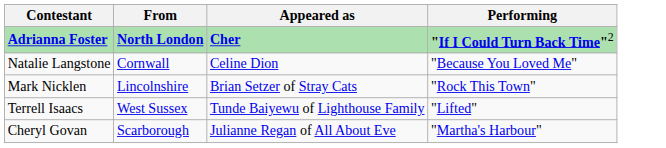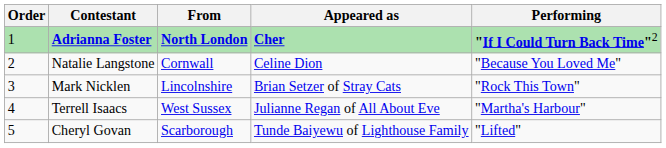+ column: (26, 15)
(317, 108) Tunde Baiyewu of Lighthouse Family -> (347, 108) Julianne Regan of All About Eve
(454, 108) "Lifted" -> (530, 108) "Martha's Harbour"
(303, 131) Julianne Regan of All About Eve -> (361, 131) Tunde Baiyewu of Lighthouse Family
(486, 131) "Martha's Harbour" -> (498, 131) "Lifted"
